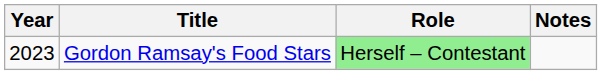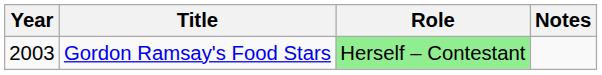(32, 52) 2023 -> (32, 52) 2003
